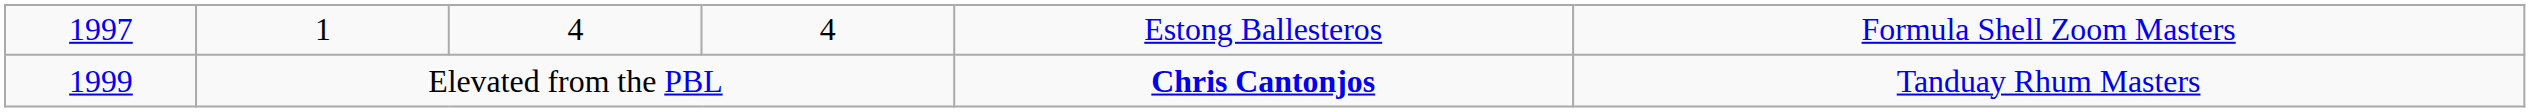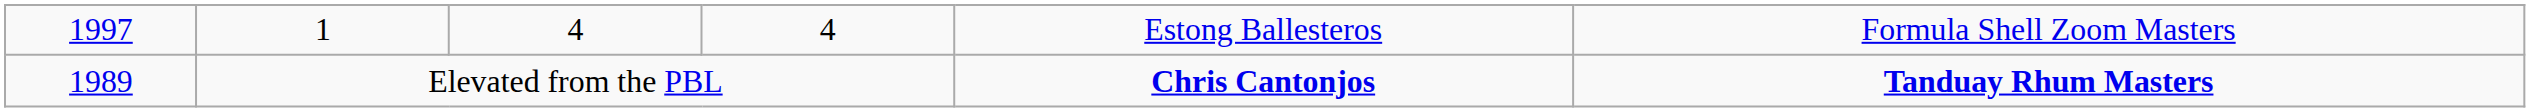(101, 80) 1999 -> (101, 80) 1989
(2049, 80) normal -> (2049, 80) bold
